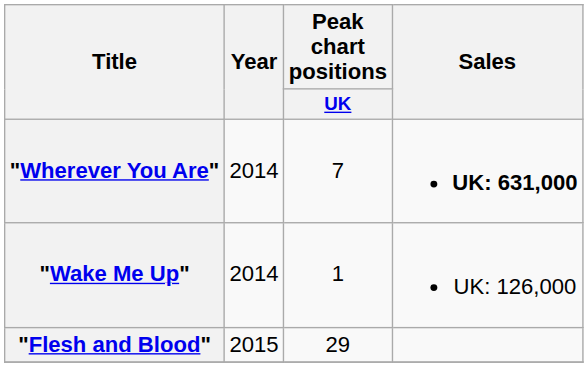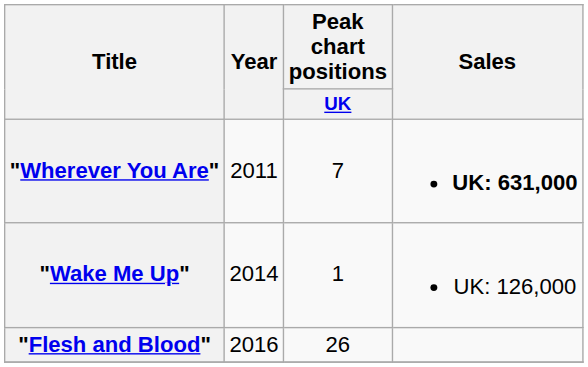(254, 170) 2014 -> (254, 170) 2011
(254, 344) 2015 -> (254, 344) 2016
(338, 344) 29 -> (338, 344) 26
